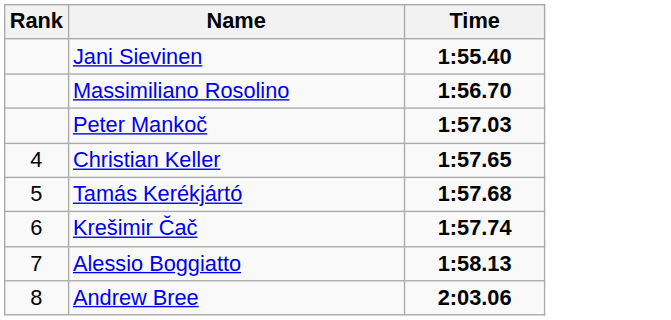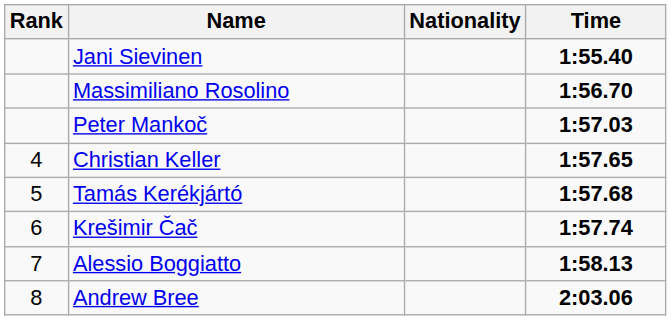+ column: (465, 21)
